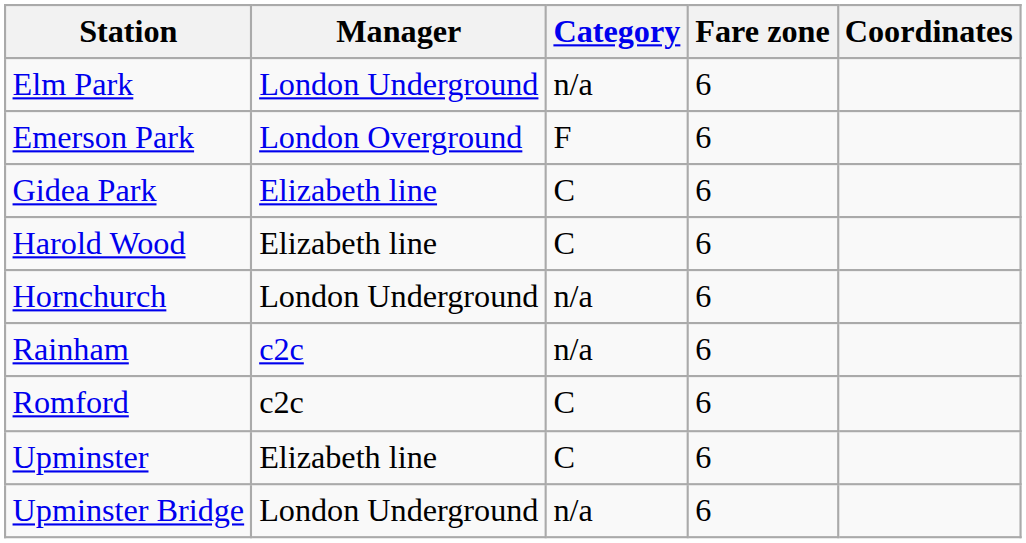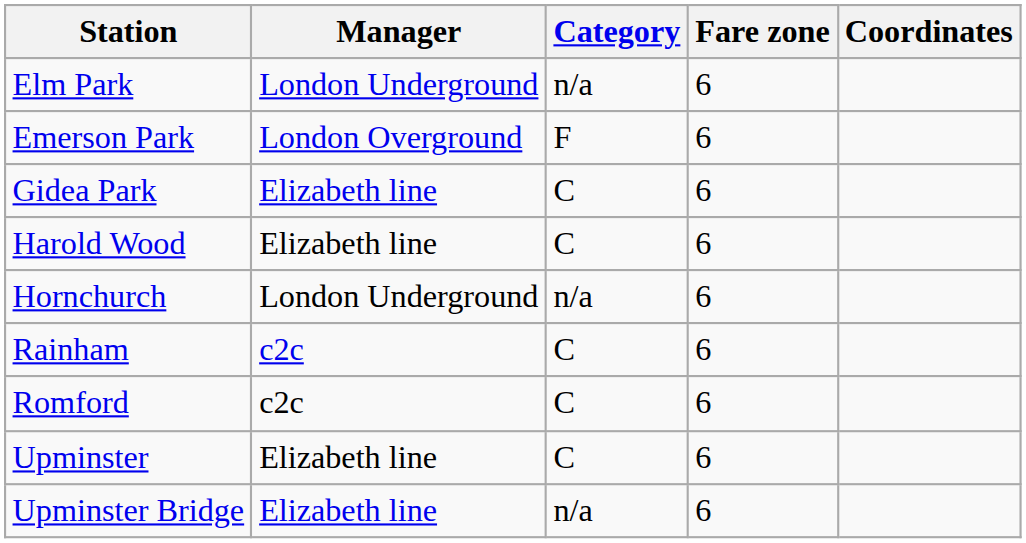(573, 350) n/a -> (564, 350) C
(399, 509) London Underground -> (348, 509) Elizabeth line
